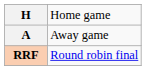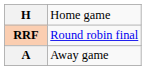rows swapped: (26, 35) <-> (26, 55)
